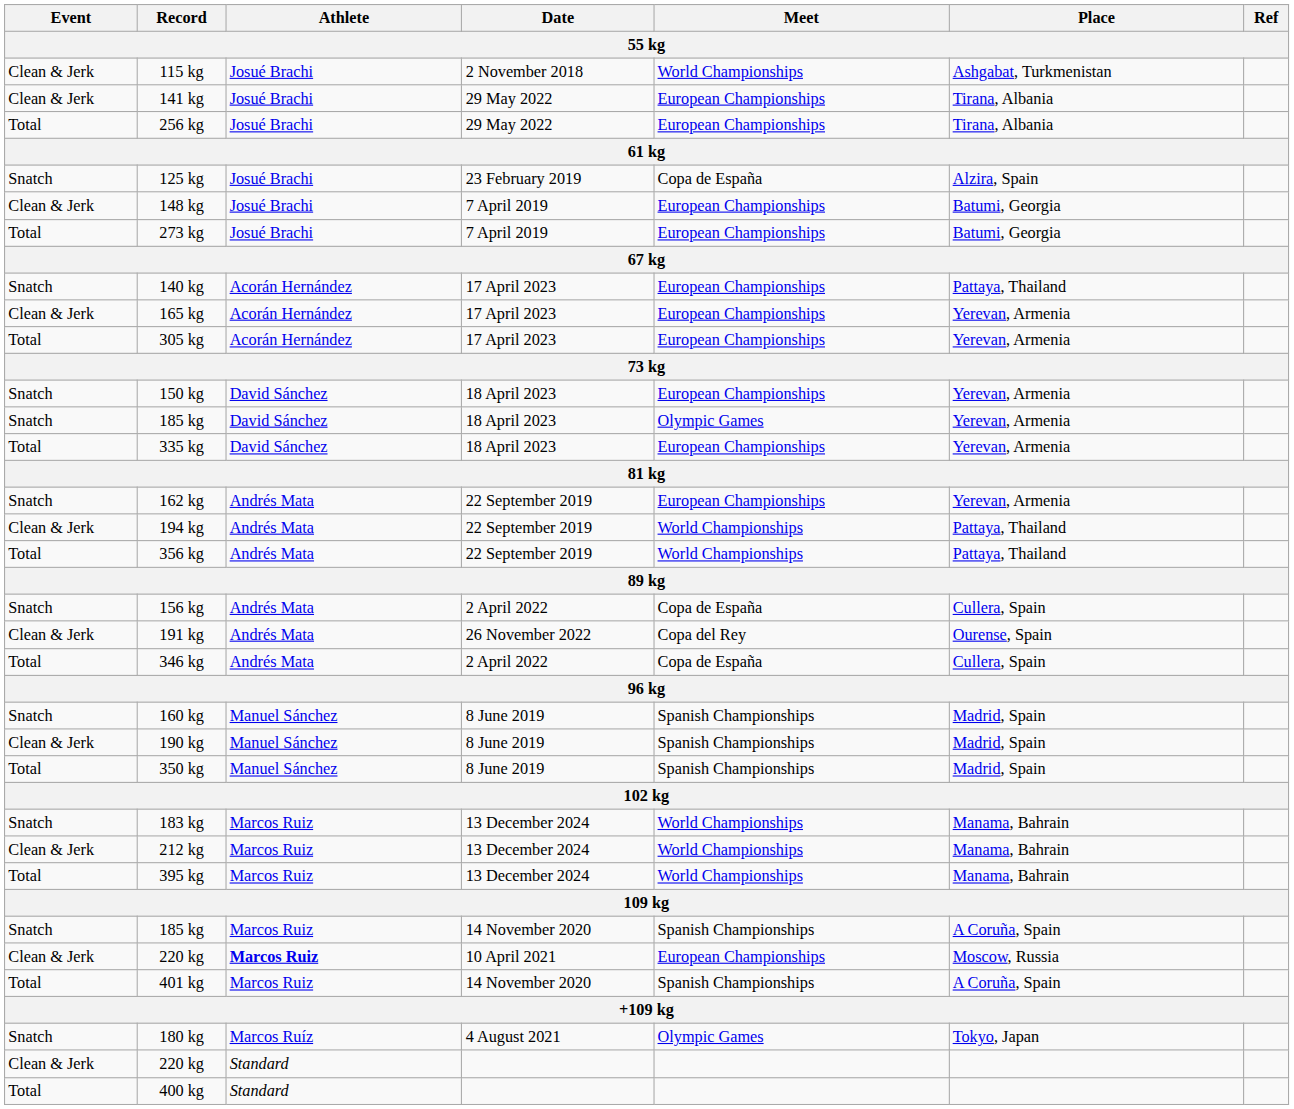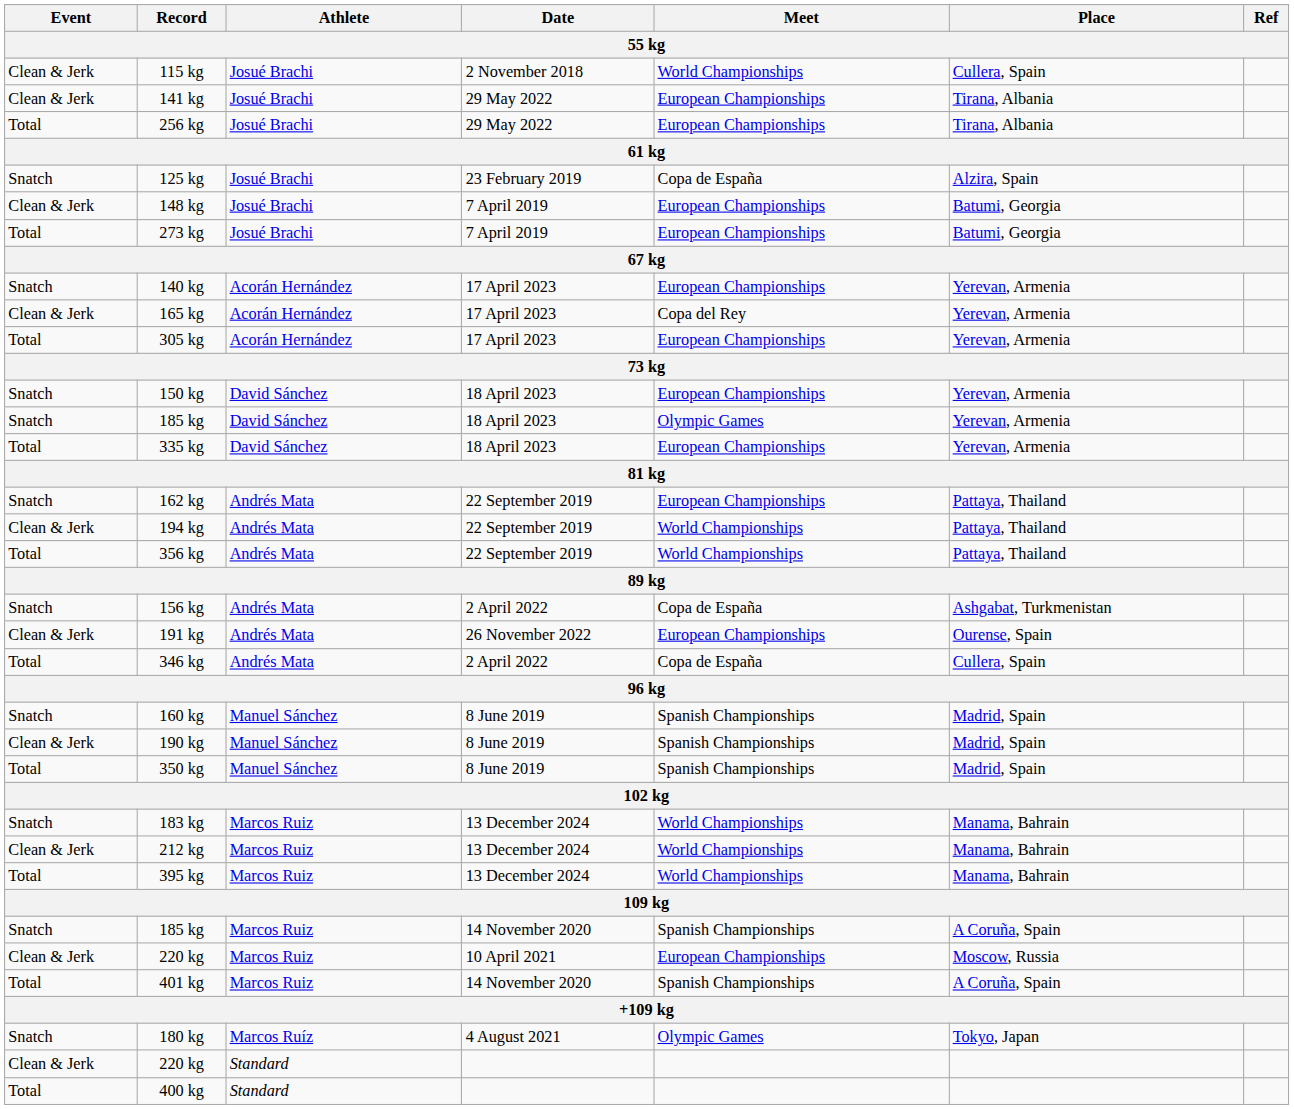(1032, 71) Ashgabat, Turkmenistan -> (999, 71) Cullera, Spain
(1009, 286) Pattaya, Thailand -> (1011, 286) Yerevan, Armenia
(741, 313) European Championships -> (702, 313) Copa del Rey
(1011, 500) Yerevan, Armenia -> (1009, 500) Pattaya, Thailand
(999, 608) Cullera, Spain -> (1032, 608) Ashgabat, Turkmenistan
(702, 634) Copa del Rey -> (741, 634) European Championships
(274, 956) bold -> (271, 956) normal
